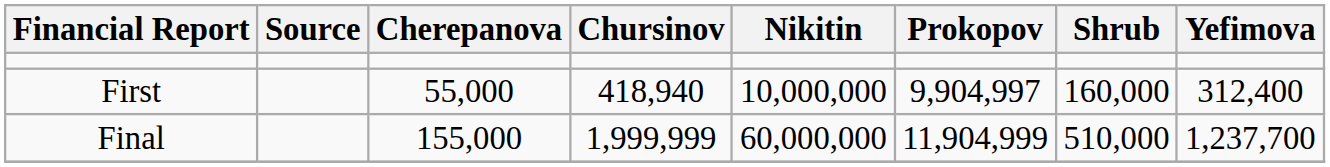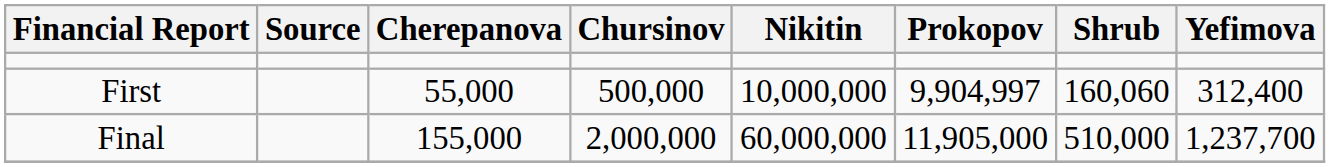(651, 92) 418,940 -> (651, 92) 500,000
(1116, 92) 160,000 -> (1116, 92) 160,060
(651, 139) 1,999,999 -> (651, 139) 2,000,000
(975, 139) 11,904,999 -> (975, 139) 11,905,000
